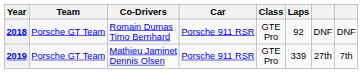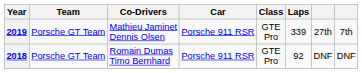rows swapped: (17, 32) <-> (17, 56)
